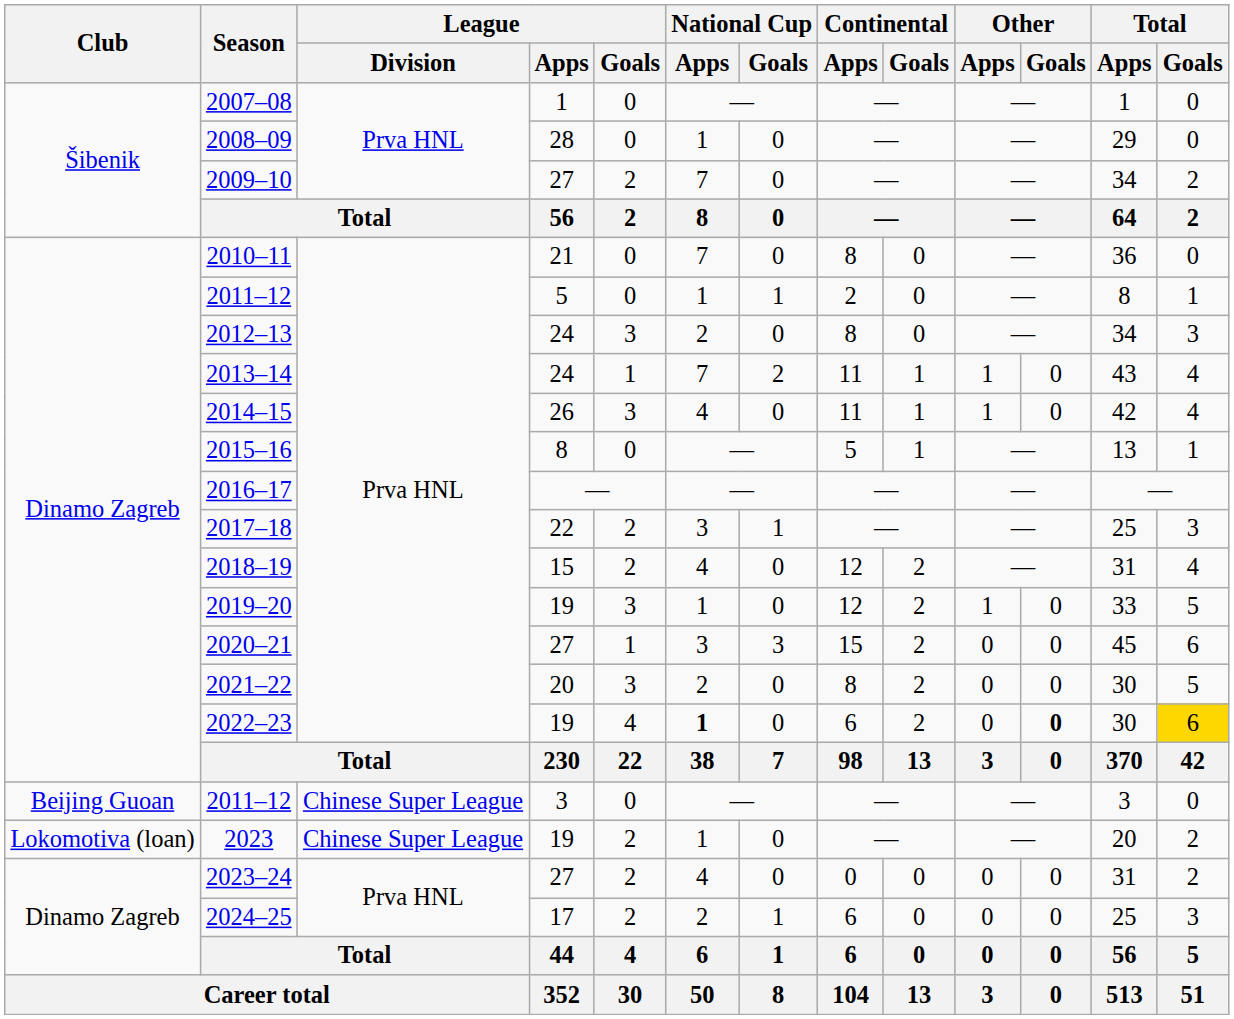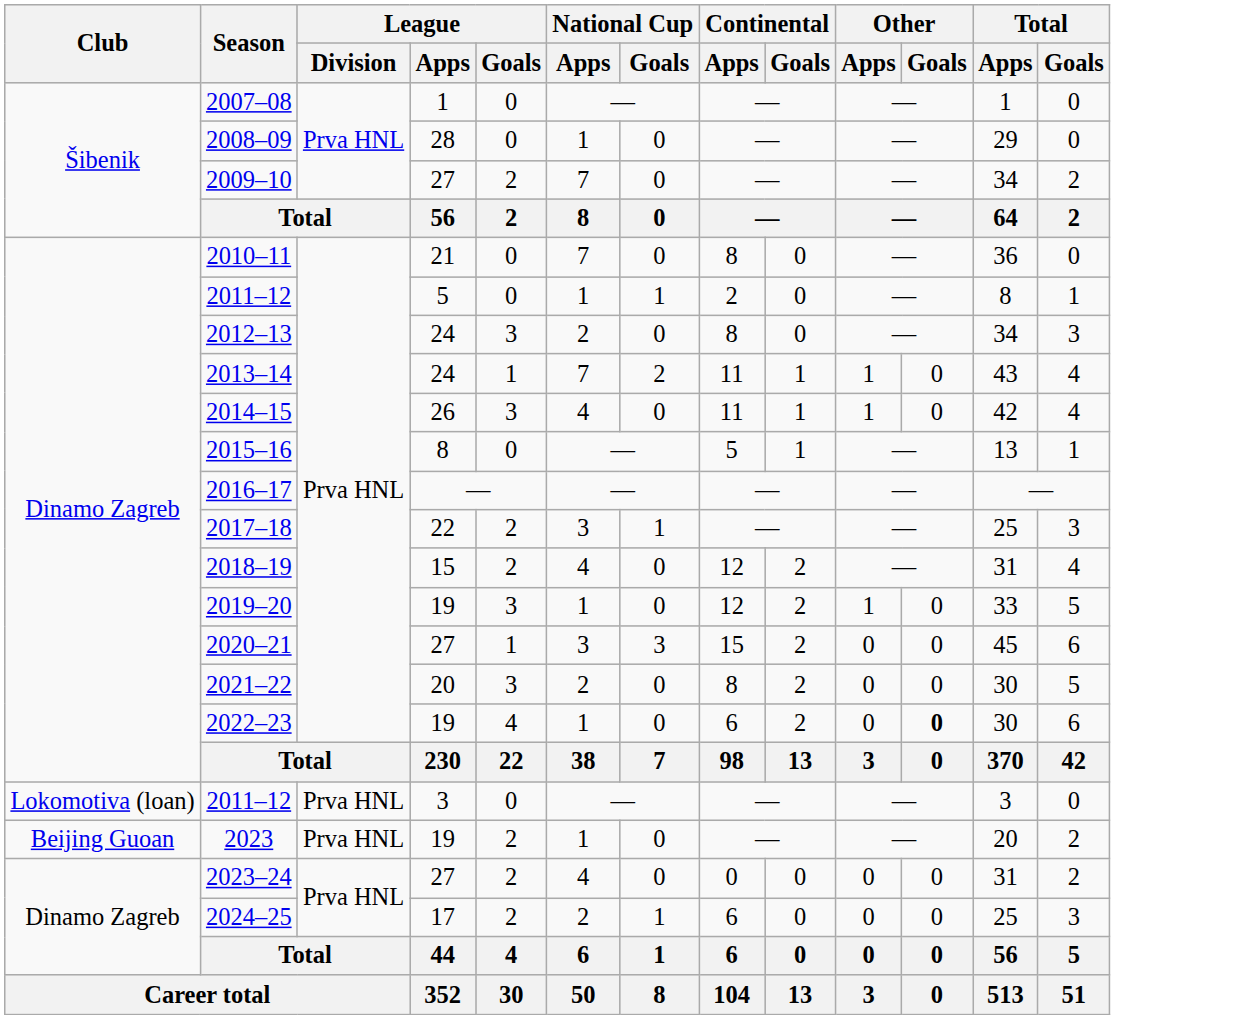(702, 722) bold -> (583, 722) normal
(1193, 722) gold background -> (1074, 722) no background
(103, 800) Beijing Guoan -> (103, 800) Lokomotiva (loan)
(413, 800) Chinese Super League -> (354, 800) Prva HNL
(103, 839) Lokomotiva (loan) -> (103, 839) Beijing Guoan
(413, 839) Chinese Super League -> (354, 839) Prva HNL
